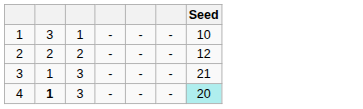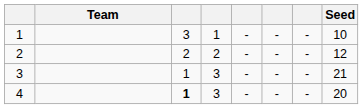+ column: (103, 15)
(204, 94) paleturquoise background -> (340, 94) no background
